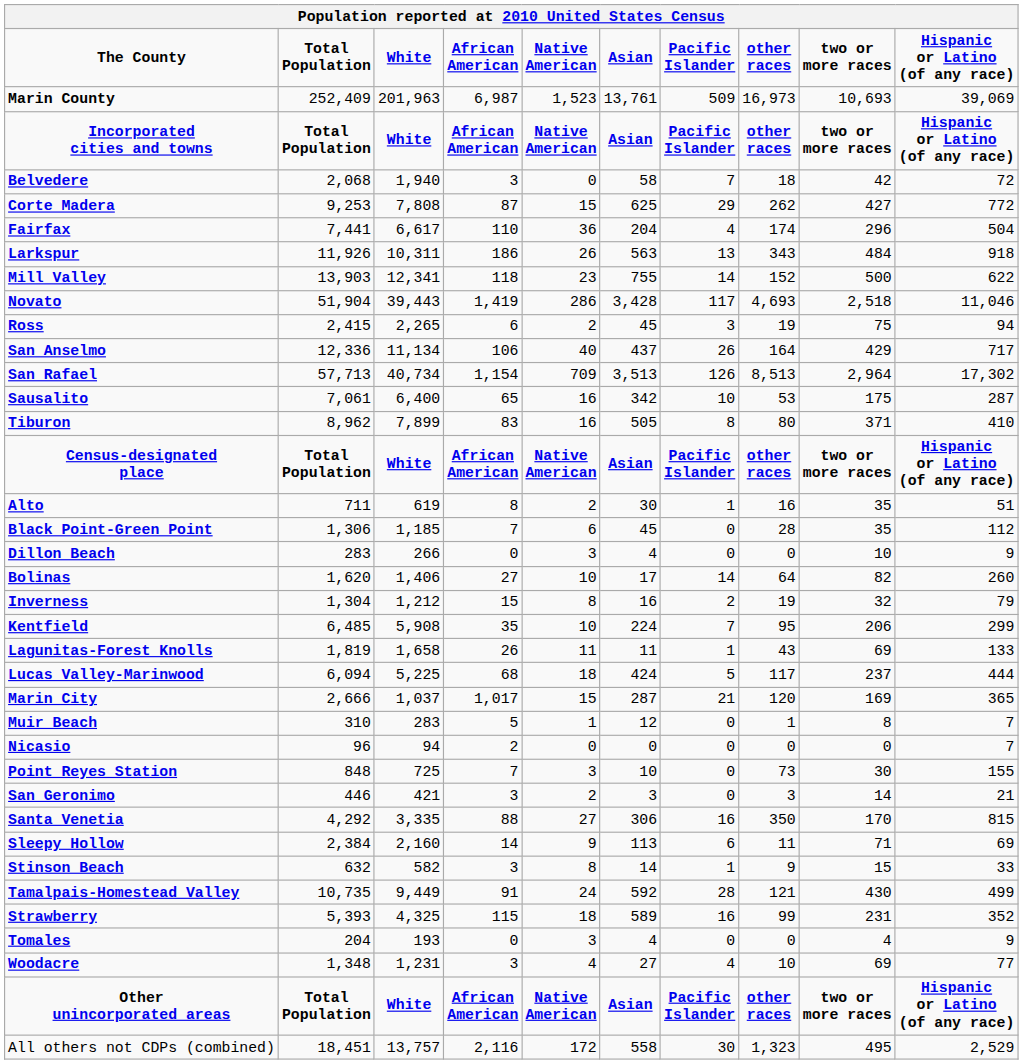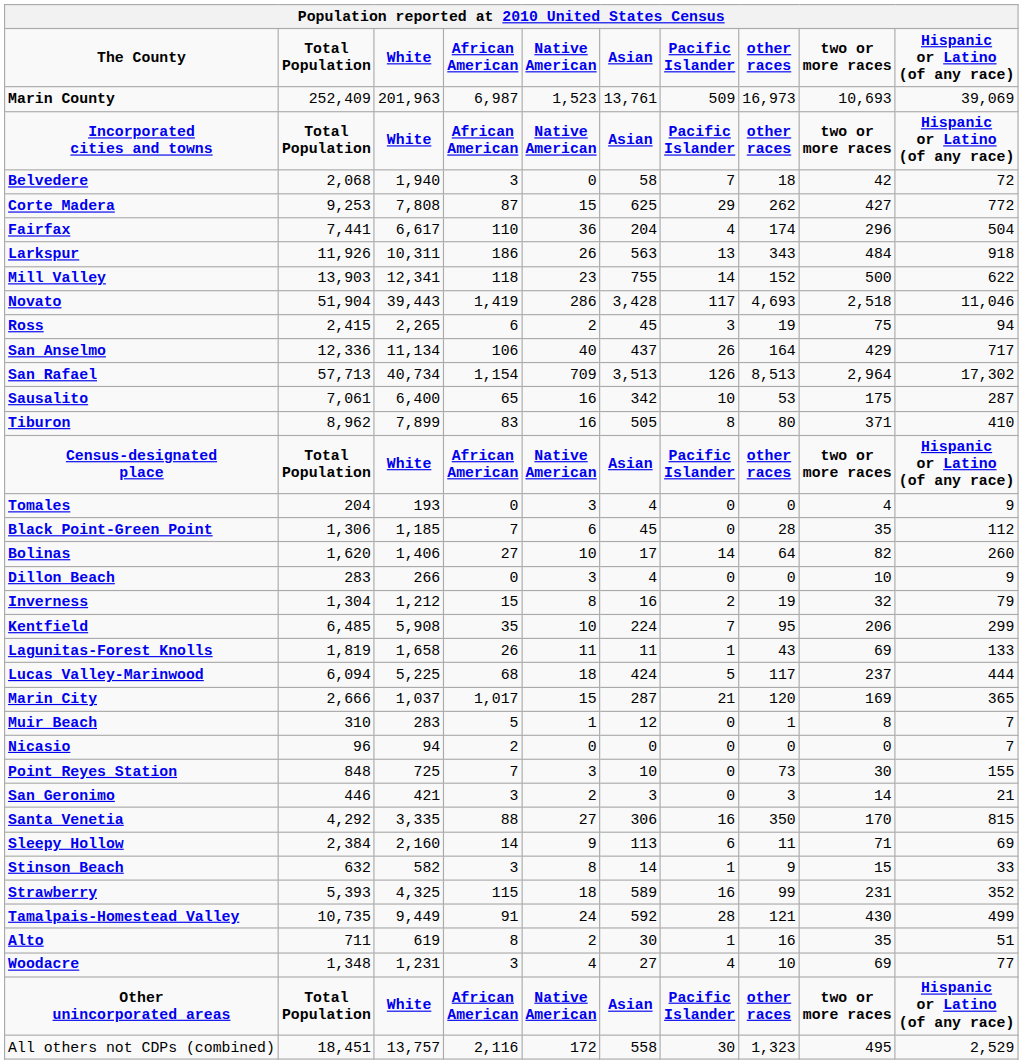rows swapped: (26, 506) <-> (39, 940)
rows swapped: (39, 578) <-> (61, 554)
rows swapped: (53, 916) <-> (124, 892)
